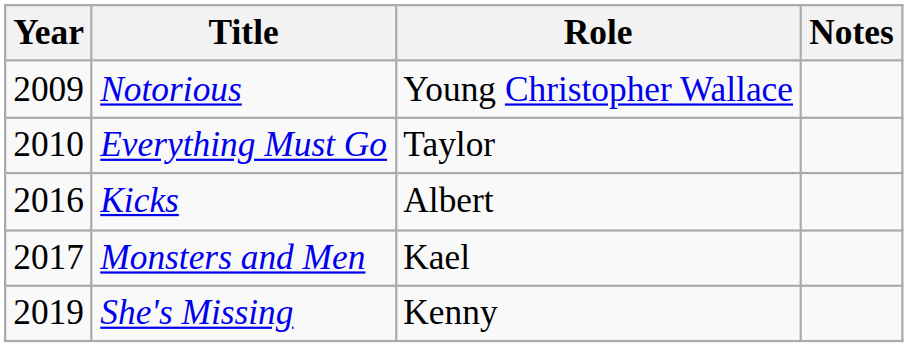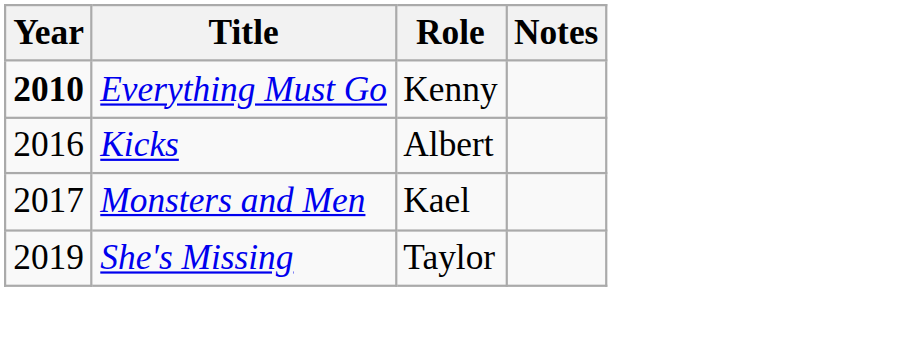- row: (171, 88)
(49, 144) normal -> (49, 88) bold
(449, 144) Taylor -> (450, 88) Kenny
(450, 312) Kenny -> (449, 256) Taylor
